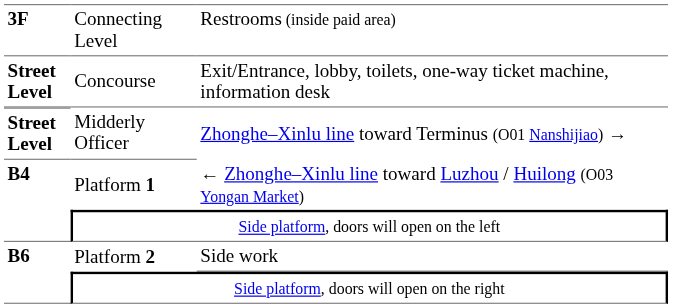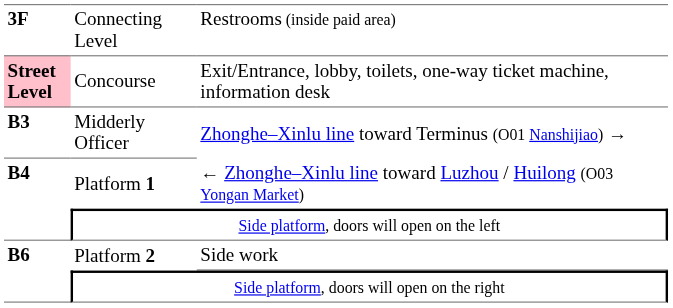(32, 81) no background -> (32, 81) pink background
(32, 133) Street Level -> (19, 121) B3
